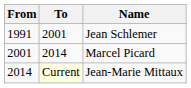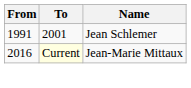- row: (120, 53)
(20, 72) 2014 -> (20, 53) 2016
